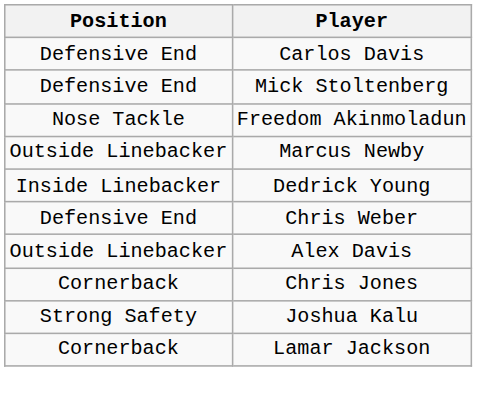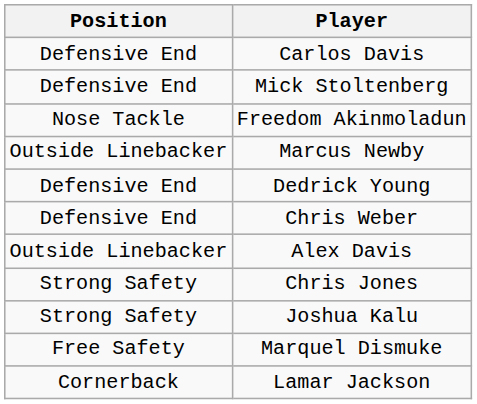(118, 185) Inside Linebacker -> (118, 185) Defensive End
(118, 284) Cornerback -> (118, 284) Strong Safety
+ row: (352, 350)
